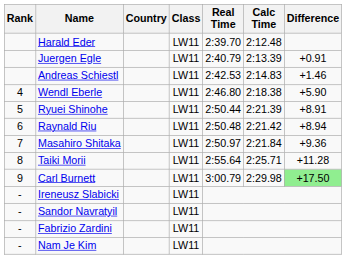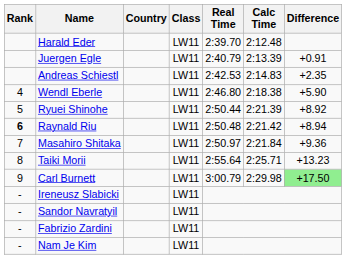(313, 76) +1.46 -> (313, 76) +2.35
(313, 110) +8.91 -> (313, 110) +8.92
(20, 127) normal -> (20, 127) bold
(313, 161) +11.28 -> (313, 161) +13.23
